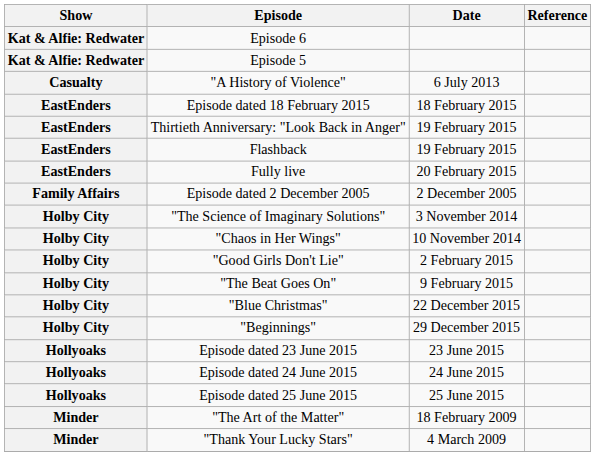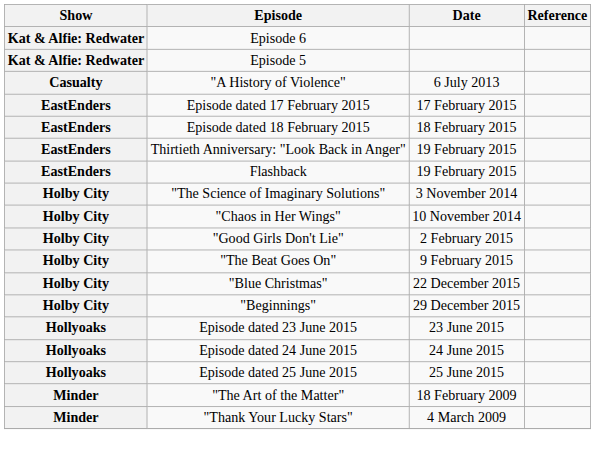+ row: (278, 104)
- row: (278, 171)
- row: (278, 194)
